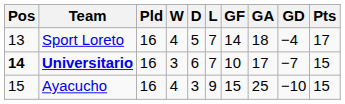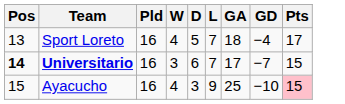- column: (235, 16)
(321, 87) no background -> (294, 87) pink background
